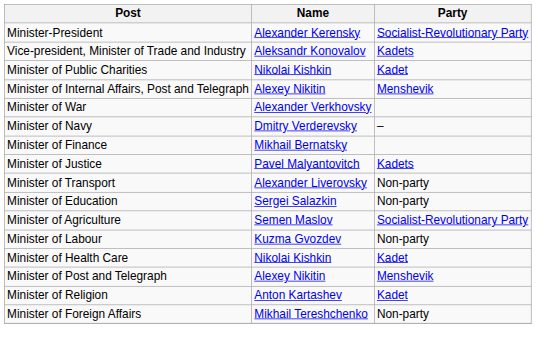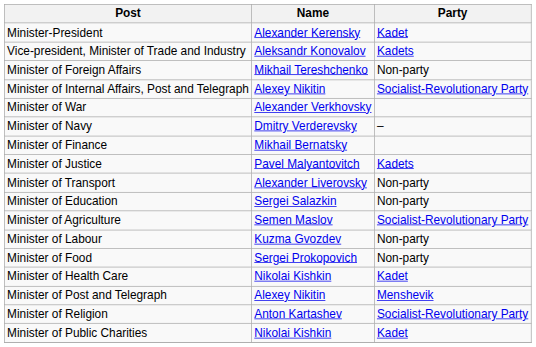(453, 32) Socialist-Revolutionary Party -> (392, 32) Kadet
rows swapped: (74, 314) <-> (77, 70)
(405, 88) Menshevik -> (453, 88) Socialist-Revolutionary Party
+ row: (50, 257)
(392, 295) Kadet -> (453, 314) Socialist-Revolutionary Party
